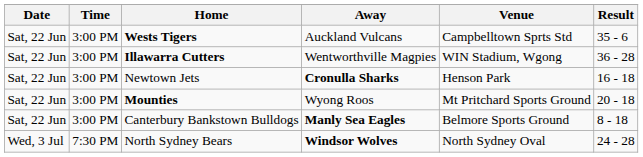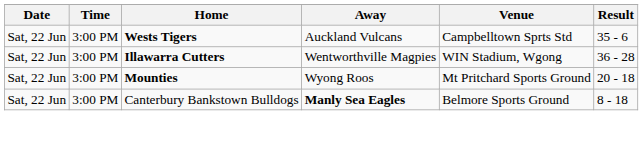- row: (162, 78)
- row: (178, 141)
